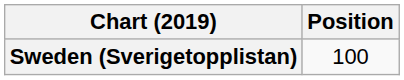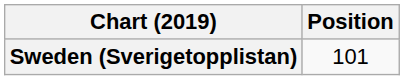(351, 56) 100 -> (351, 56) 101
